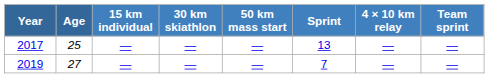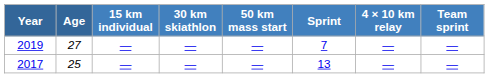rows swapped: (30, 45) <-> (30, 64)
